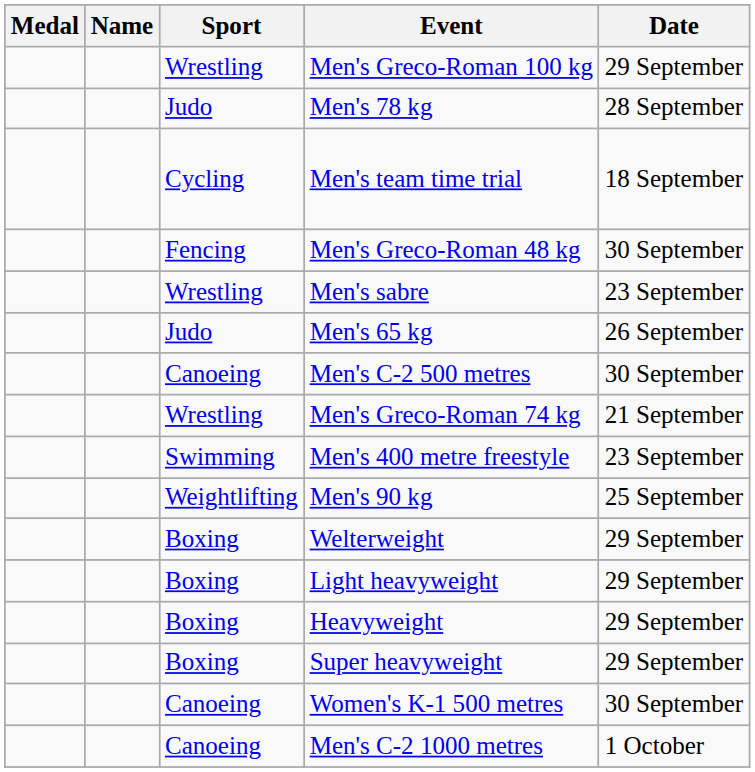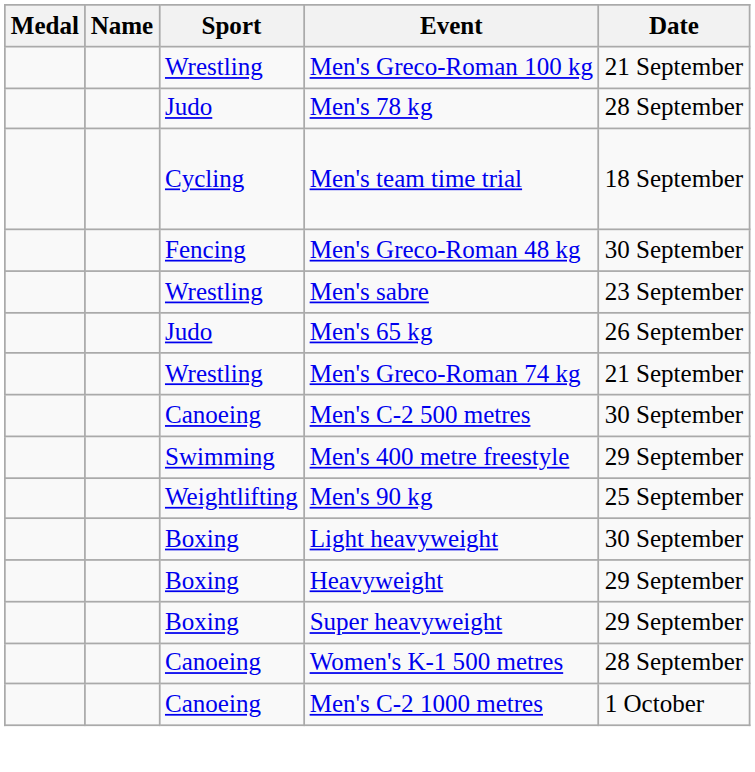(674, 66) 29 September -> (674, 66) 21 September
rows swapped: (420, 373) <-> (445, 415)
(674, 456) 23 September -> (674, 456) 29 September
- row: (377, 539)
(674, 580) 29 September -> (674, 539) 30 September
(674, 704) 30 September -> (674, 663) 28 September
